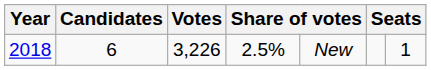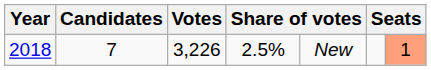(111, 49) 6 -> (111, 49) 7
(405, 49) no background -> (405, 49) lightsalmon background
